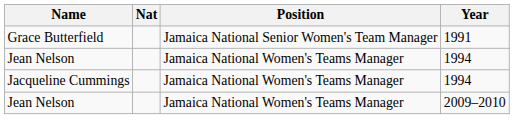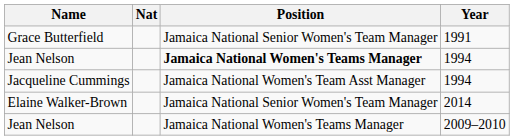(284, 59) normal -> (293, 59) bold
(284, 80) Jamaica National Women's Teams Manager -> (294, 80) Jamaica National Women's Team Asst Manager
+ row: (67, 102)
